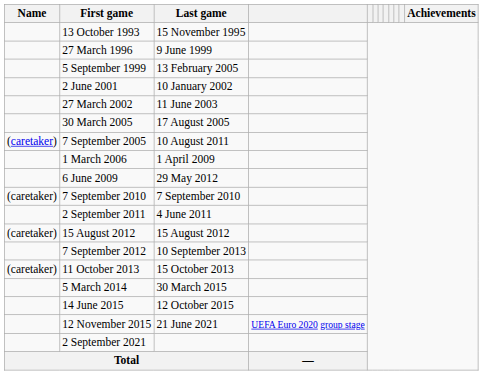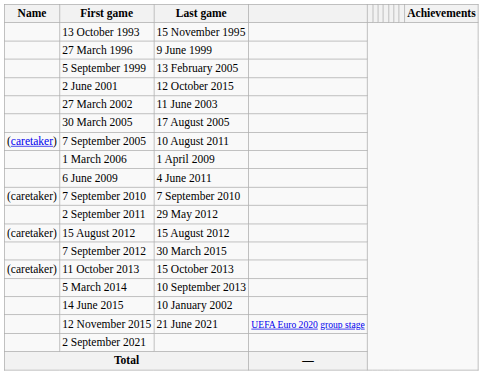(195, 86) 10 January 2002 -> (195, 86) 12 October 2015
(187, 178) 29 May 2012 -> (184, 178) 4 June 2011
(184, 214) 4 June 2011 -> (187, 214) 29 May 2012
(201, 251) 10 September 2013 -> (192, 251) 30 March 2015
(192, 287) 30 March 2015 -> (201, 287) 10 September 2013
(195, 305) 12 October 2015 -> (195, 305) 10 January 2002
